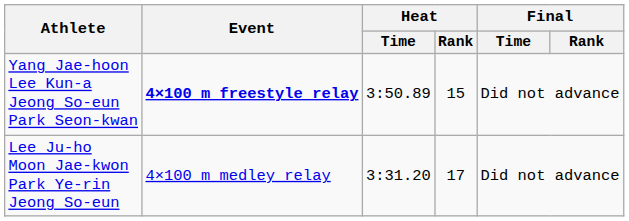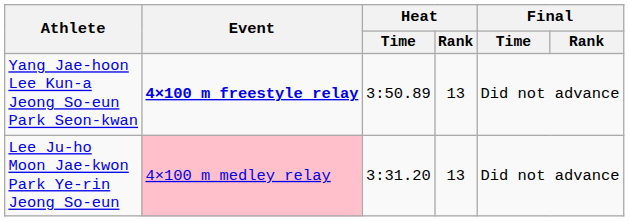(456, 94) 15 -> (456, 94) 13
(238, 175) no background -> (238, 175) pink background
(456, 175) 17 -> (456, 175) 13
